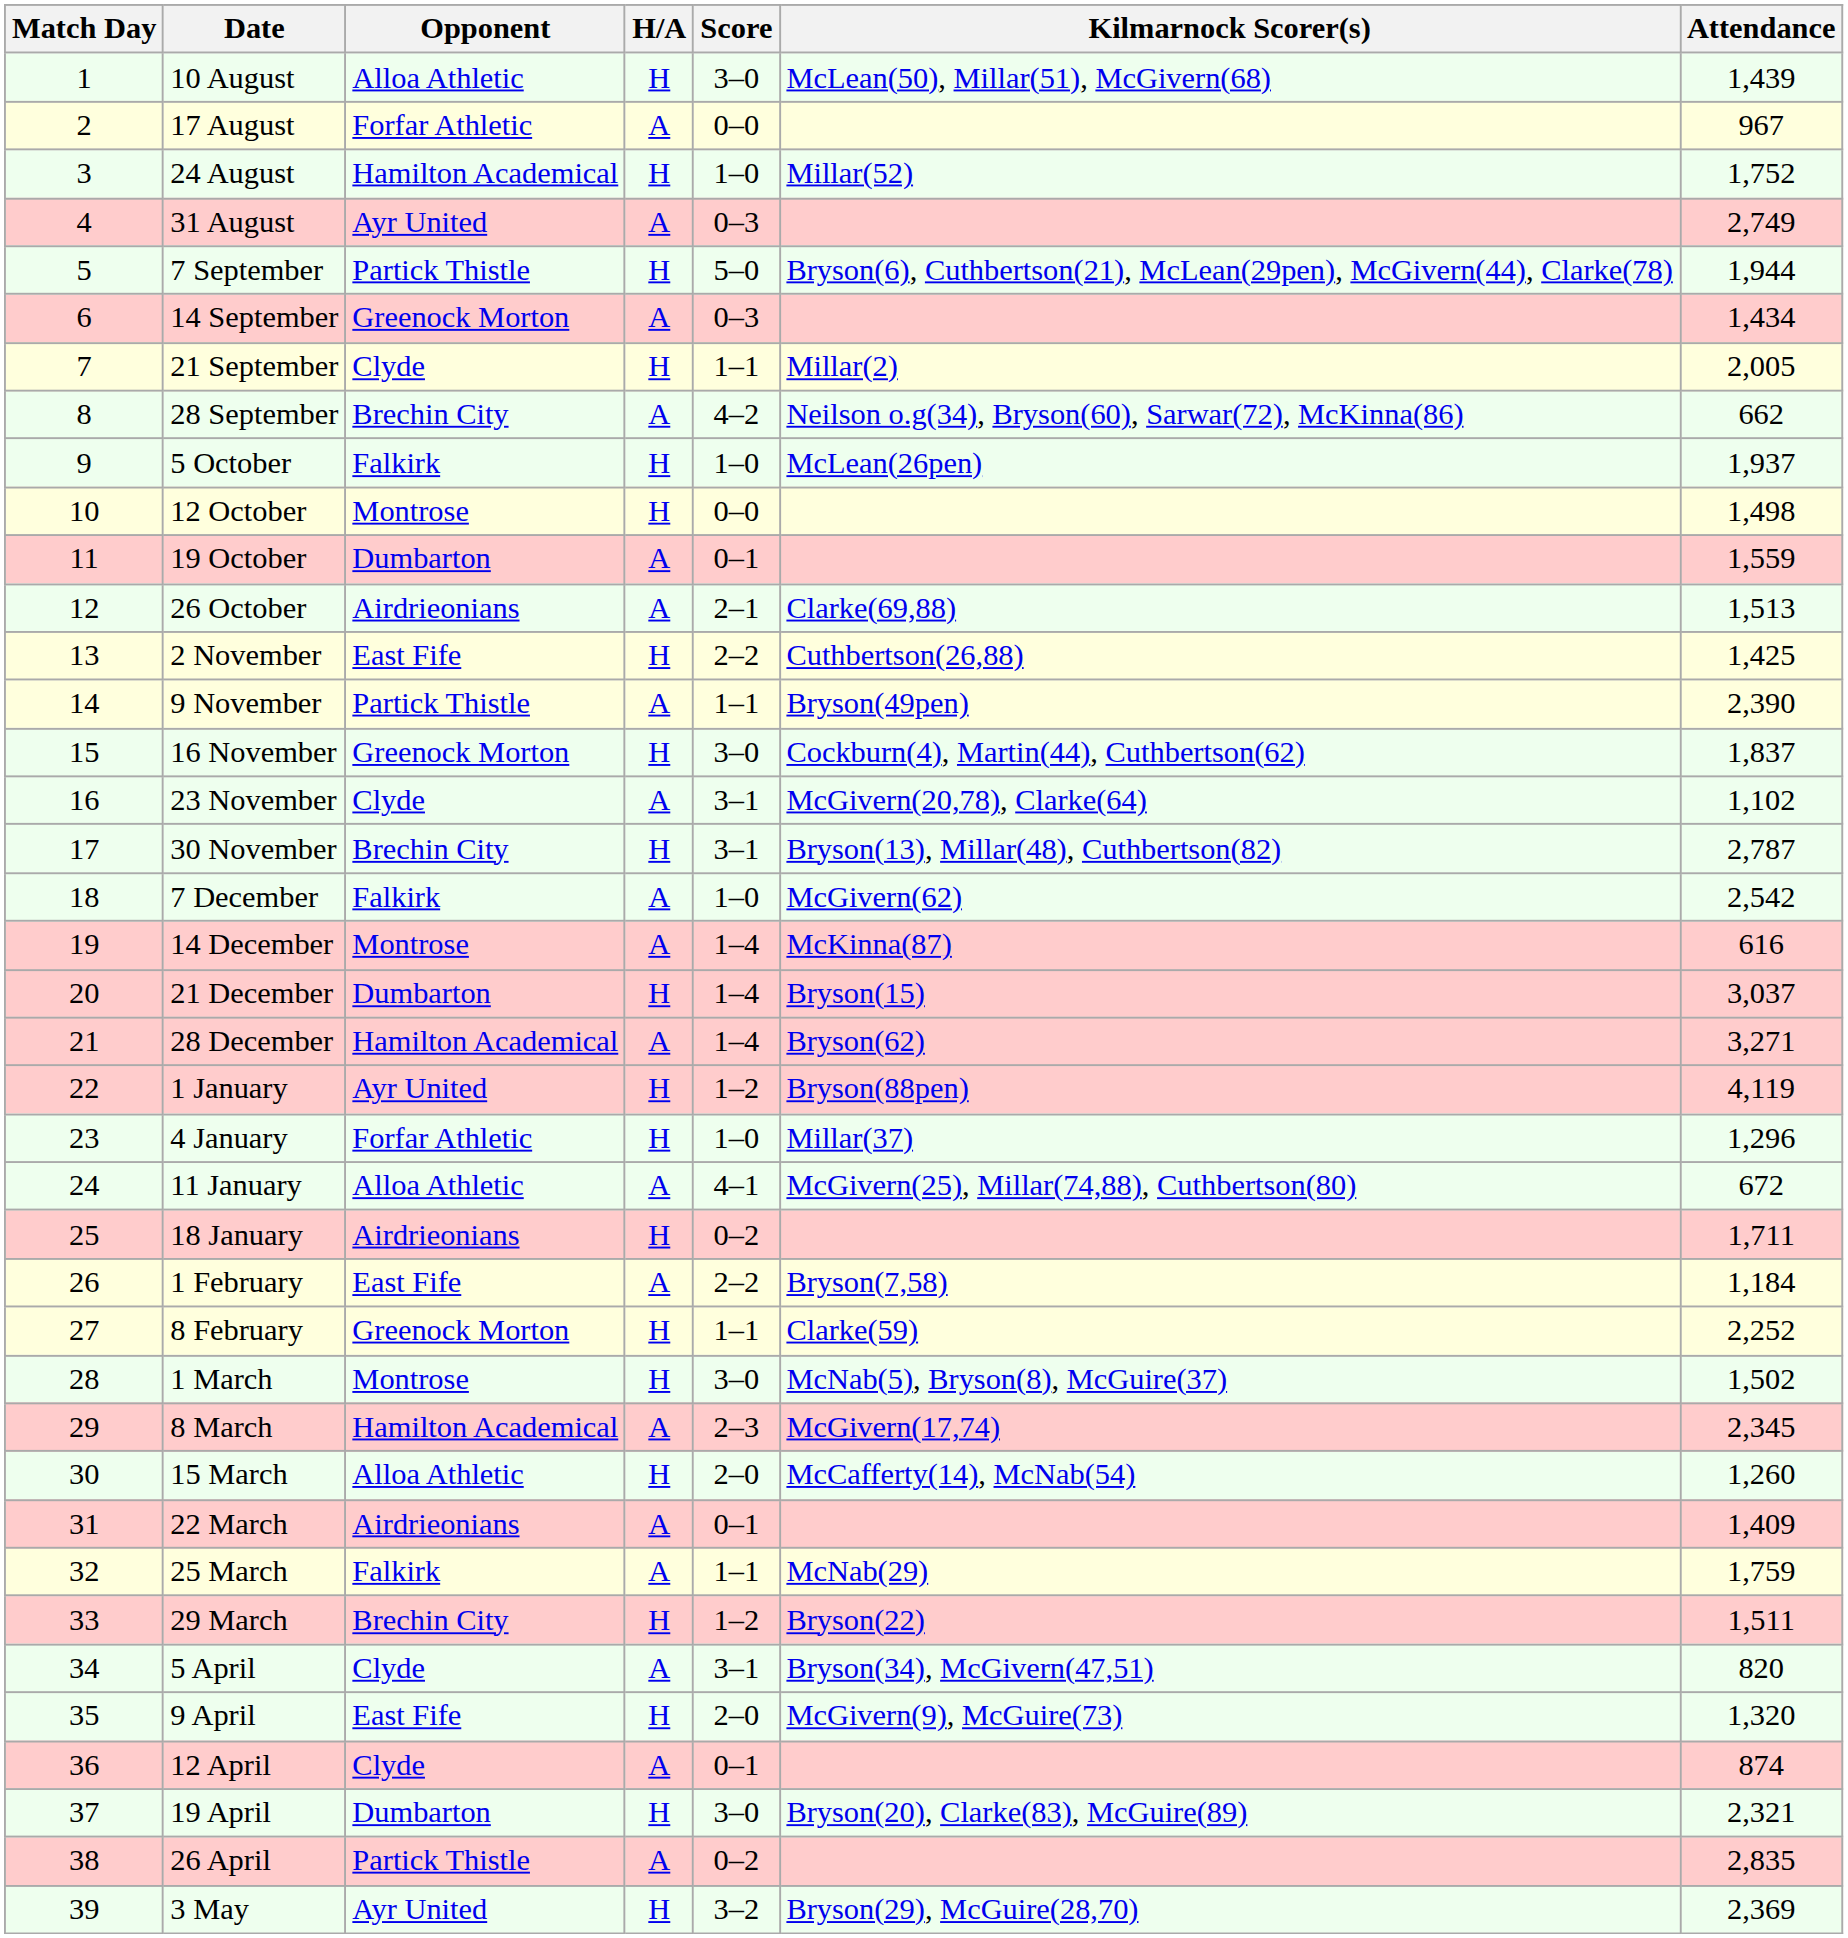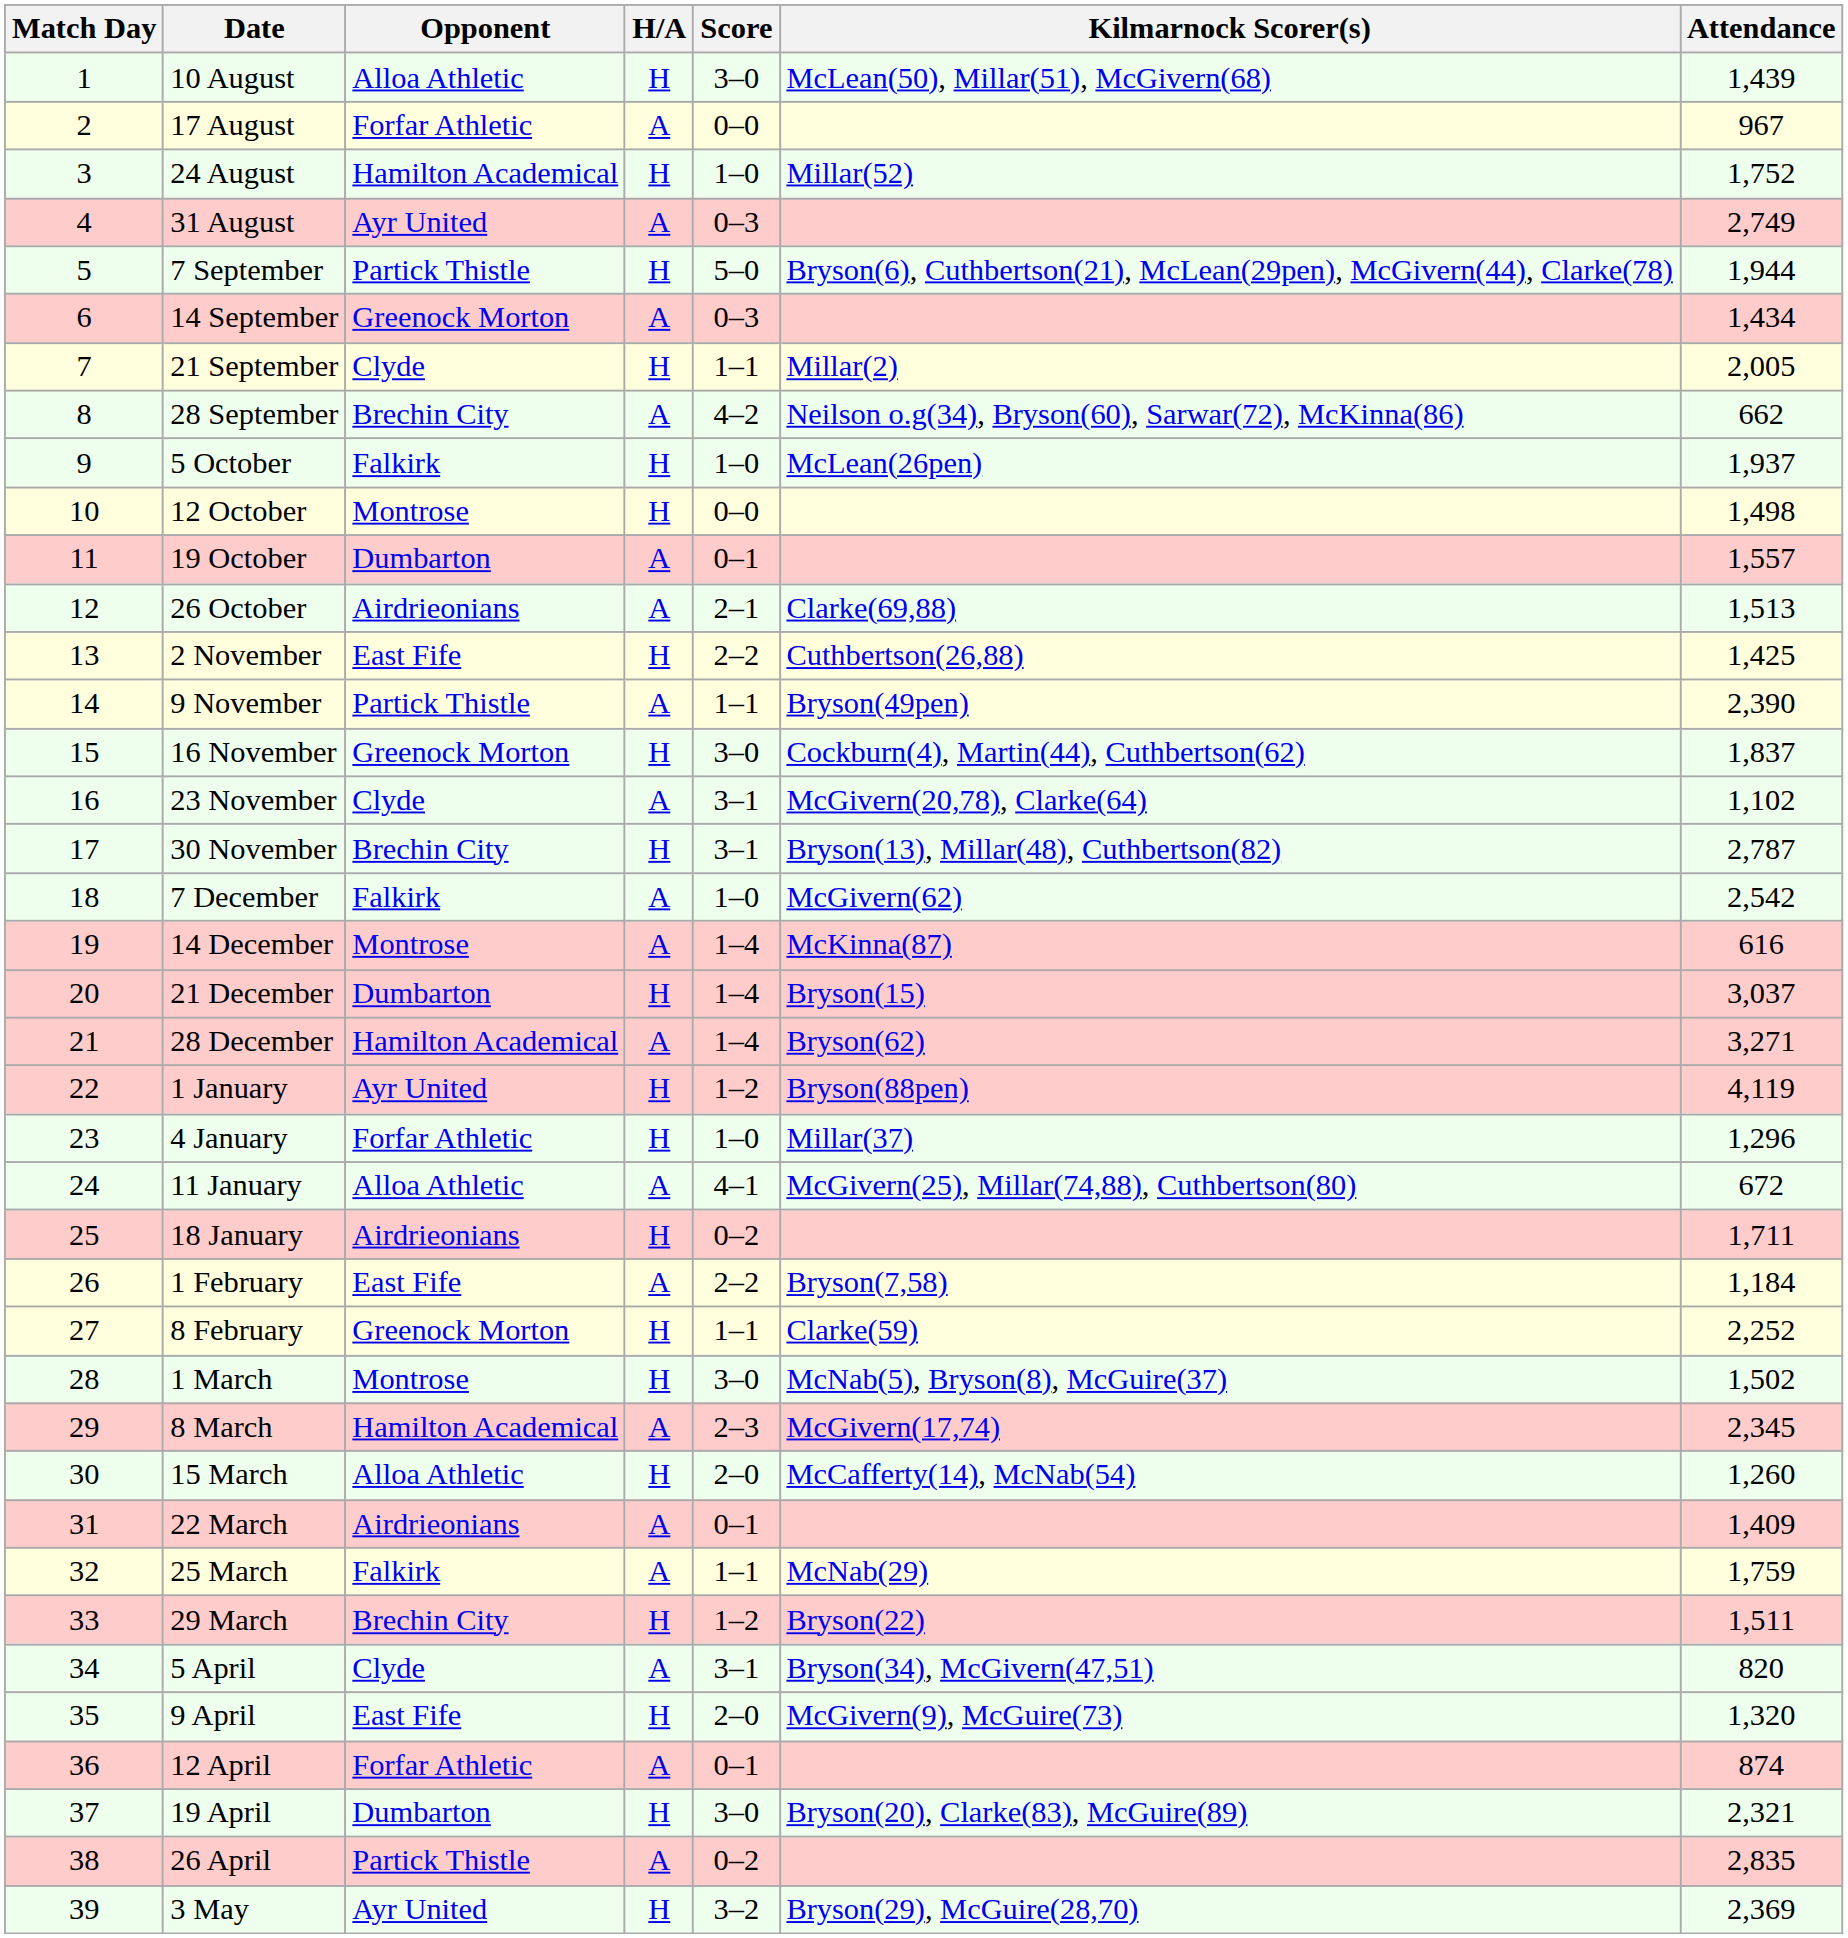(1761, 558) 1,559 -> (1761, 558) 1,557
(389, 1764) Clyde -> (442, 1764) Forfar Athletic
